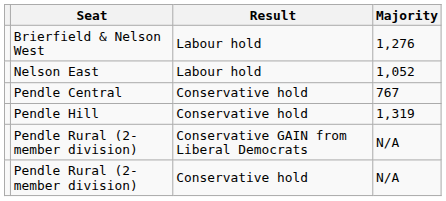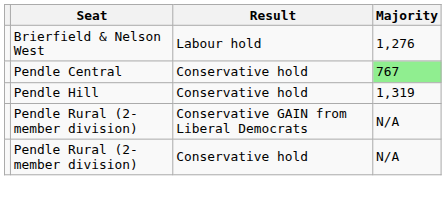- row: (56, 72)
(388, 93) no background -> (388, 72) lightgreen background
